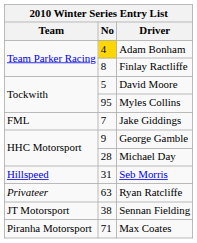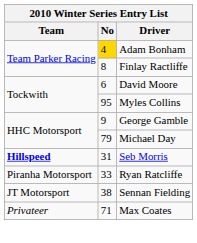(103, 84) 5 -> (103, 84) 6
- row: (150, 120)
(106, 156) 28 -> (106, 138) 79
(28, 174) normal -> (29, 156) bold
(28, 192) Privateer -> (49, 174) Piranha Motorsport
(106, 192) 63 -> (106, 174) 33
(49, 228) Piranha Motorsport -> (28, 210) Privateer
